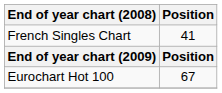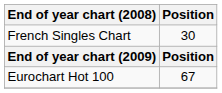(188, 35) 41 -> (188, 35) 30
